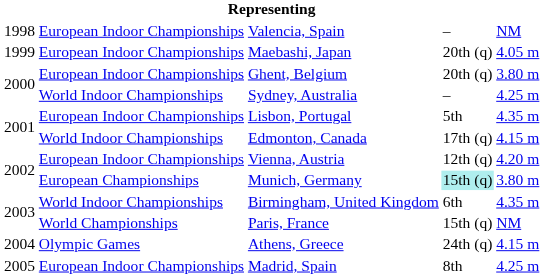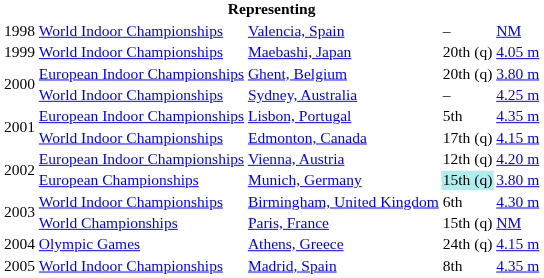(141, 30) European Indoor Championships -> (131, 30) World Indoor Championships
(141, 52) European Indoor Championships -> (131, 52) World Indoor Championships
(518, 201) 4.35 m -> (518, 201) 4.30 m
(141, 265) European Indoor Championships -> (131, 265) World Indoor Championships
(518, 265) 4.25 m -> (518, 265) 4.35 m
